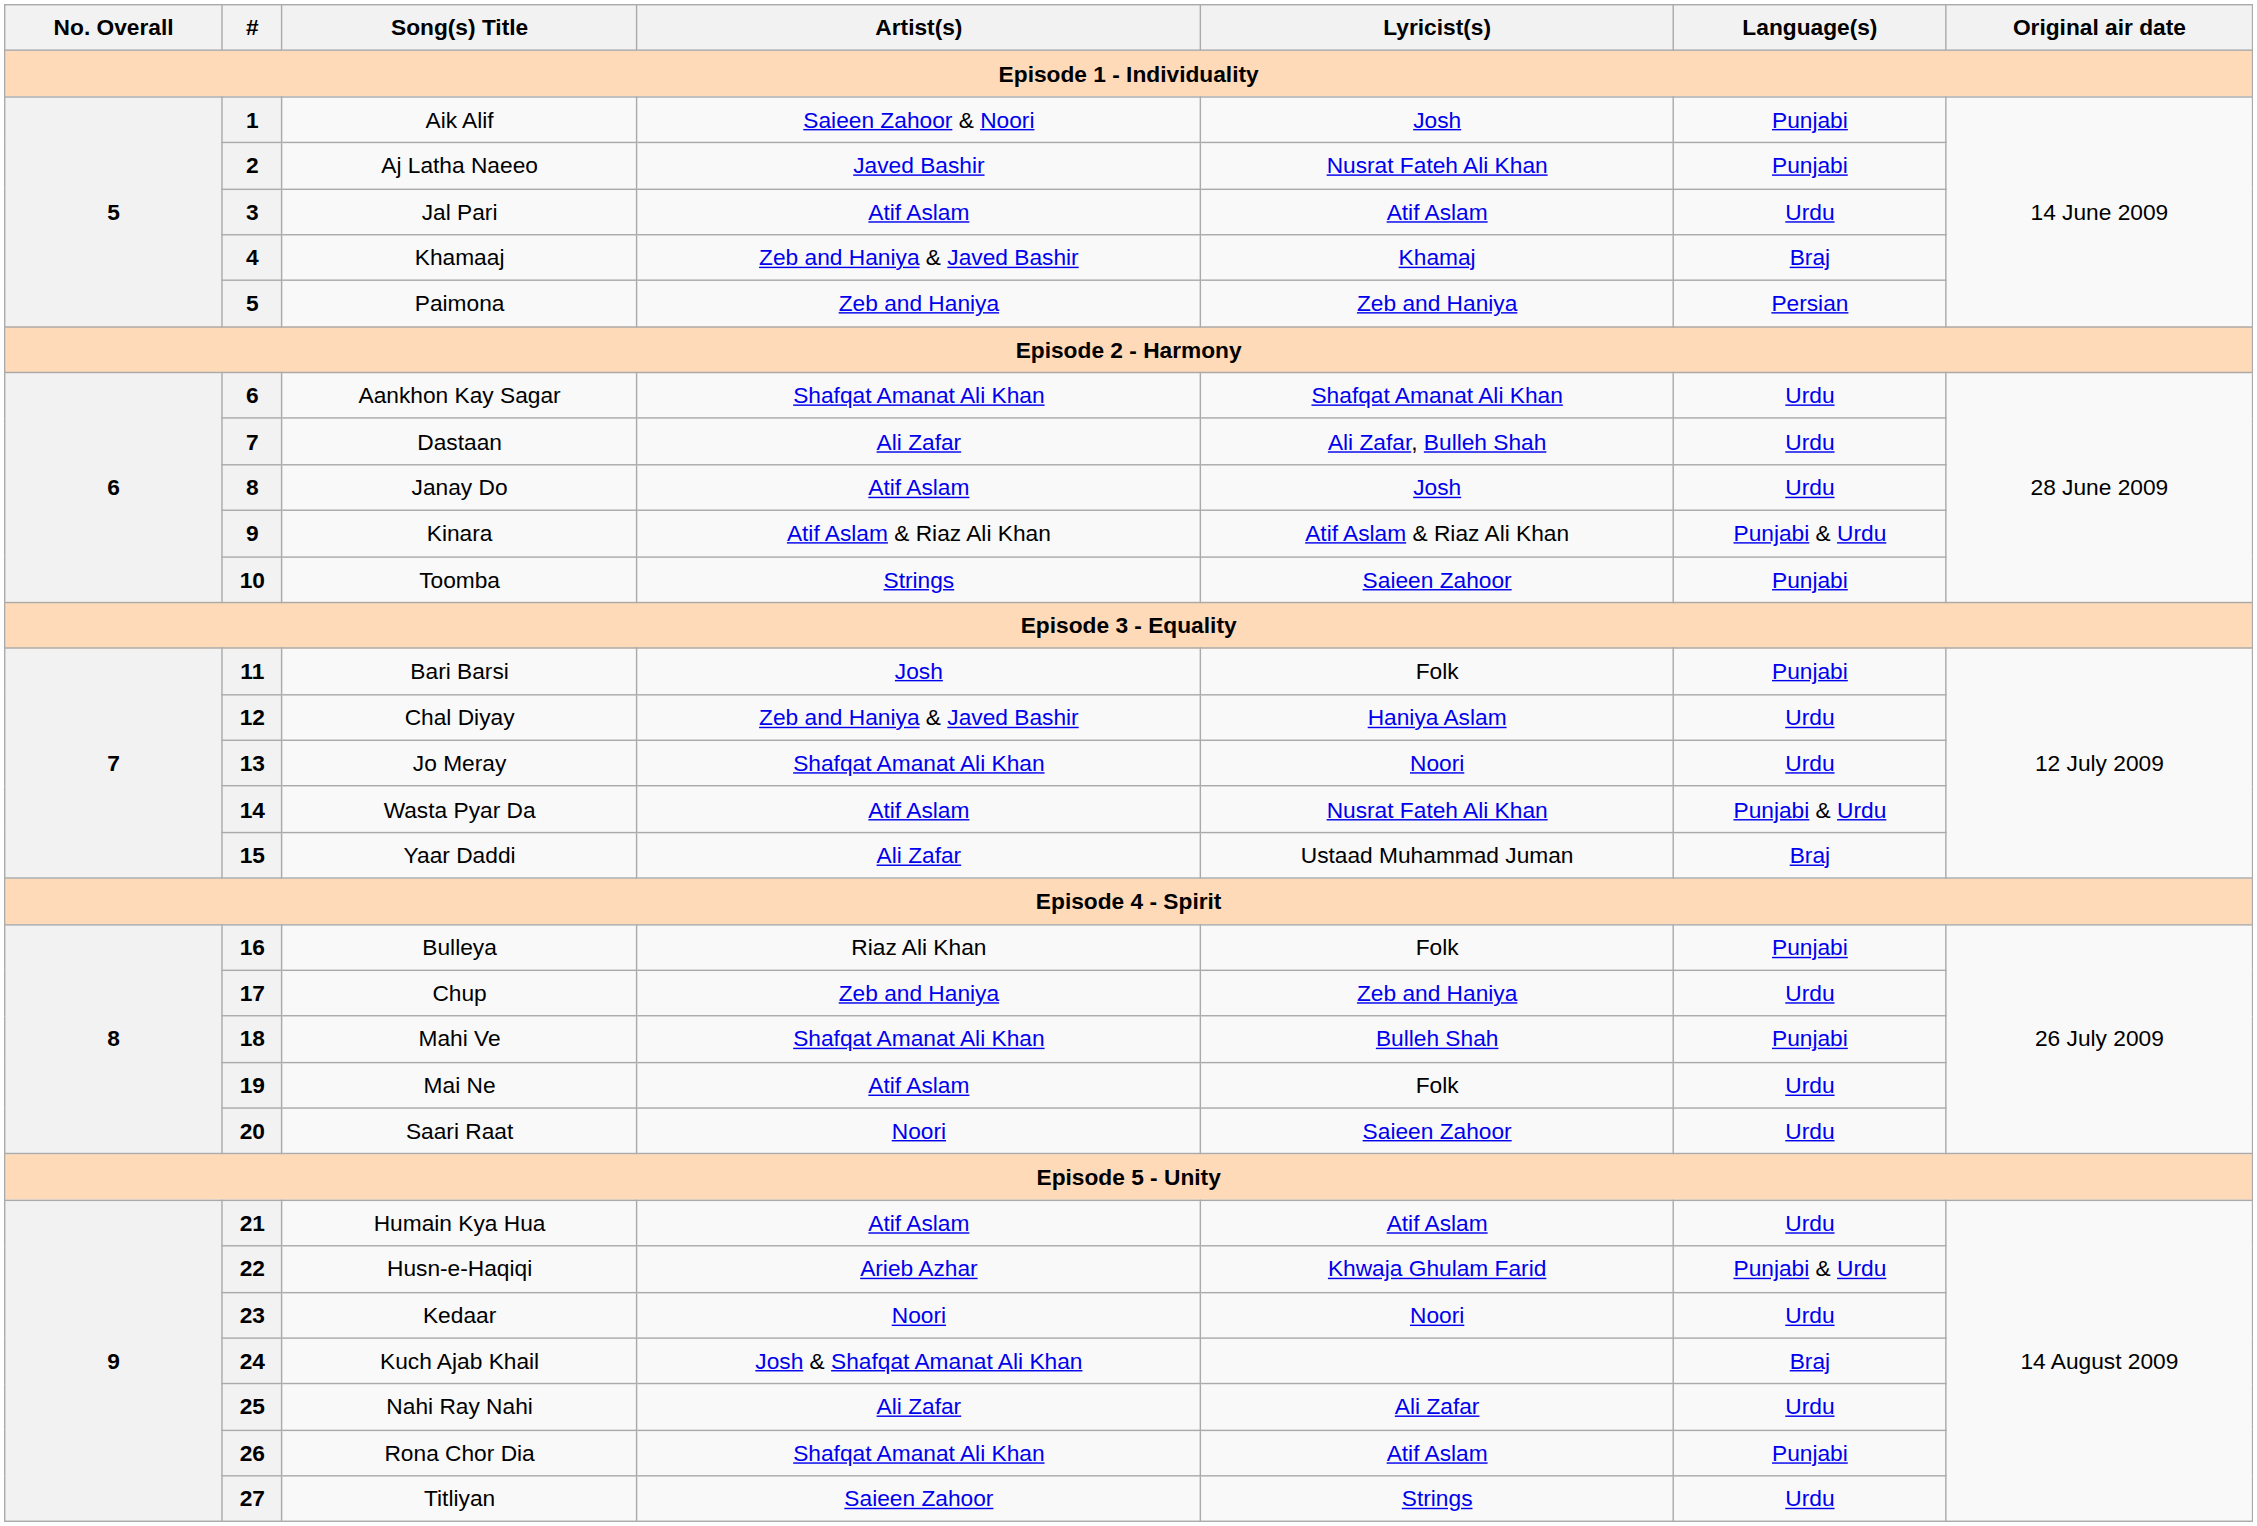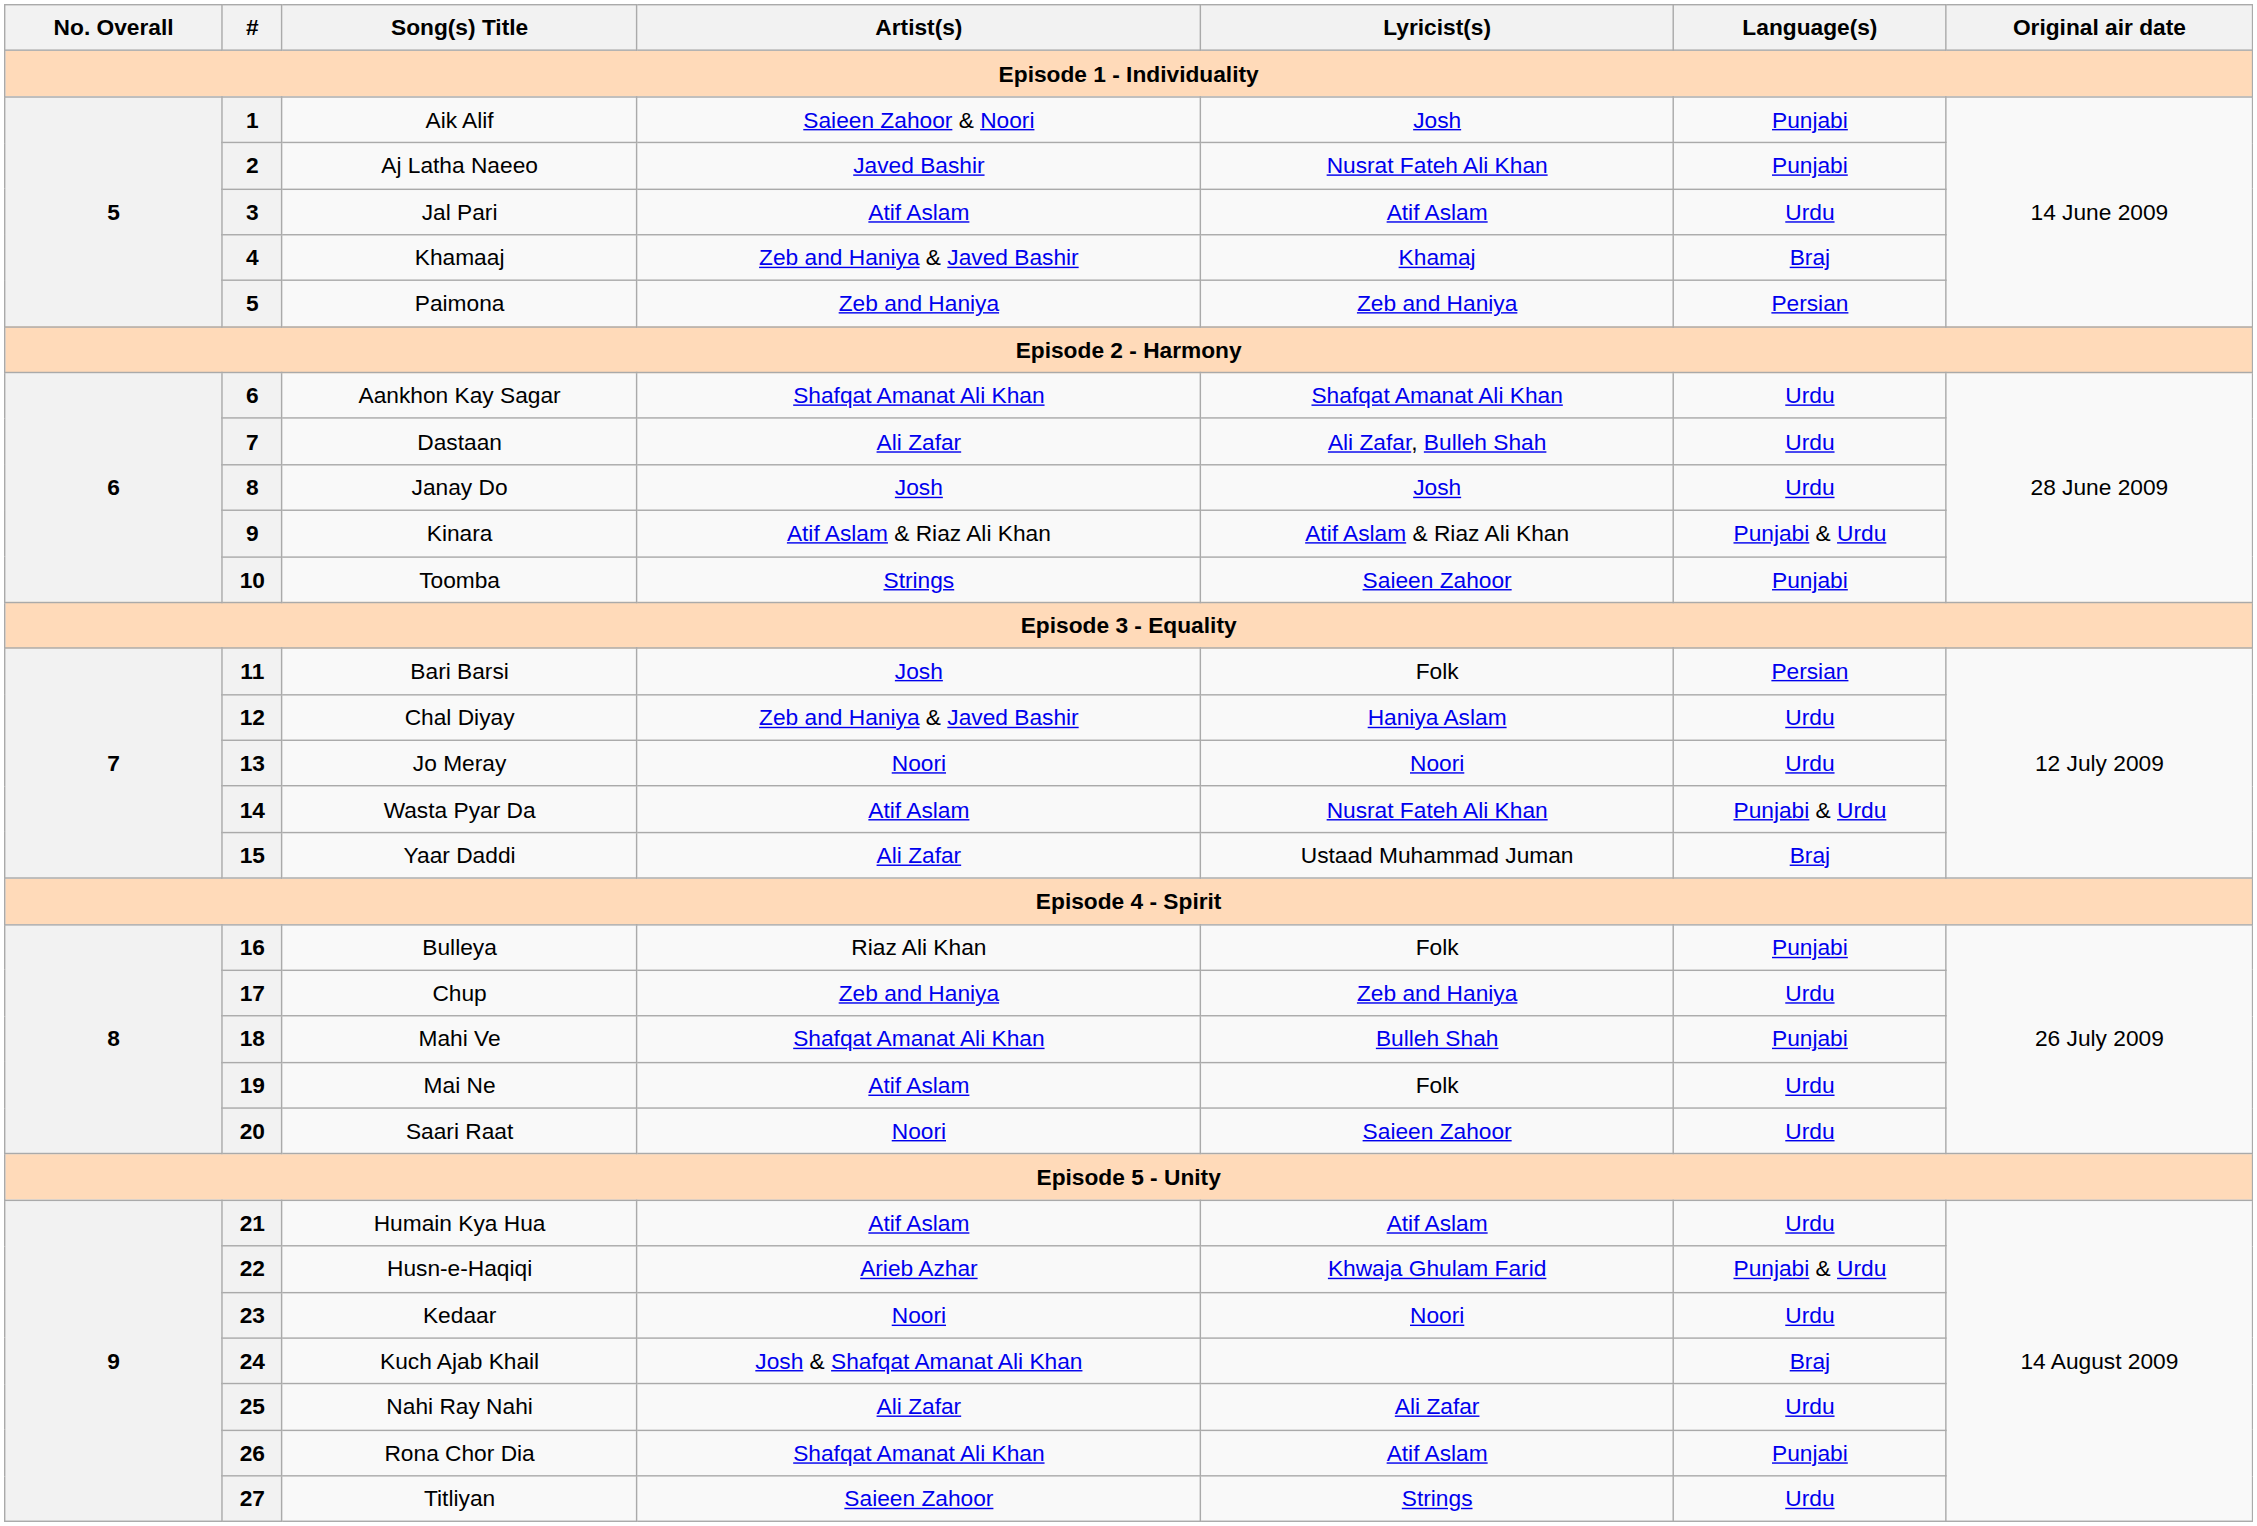(919, 487) Atif Aslam -> (919, 487) Josh
(1810, 671) Punjabi -> (1810, 671) Persian
(919, 763) Shafqat Amanat Ali Khan -> (919, 763) Noori
